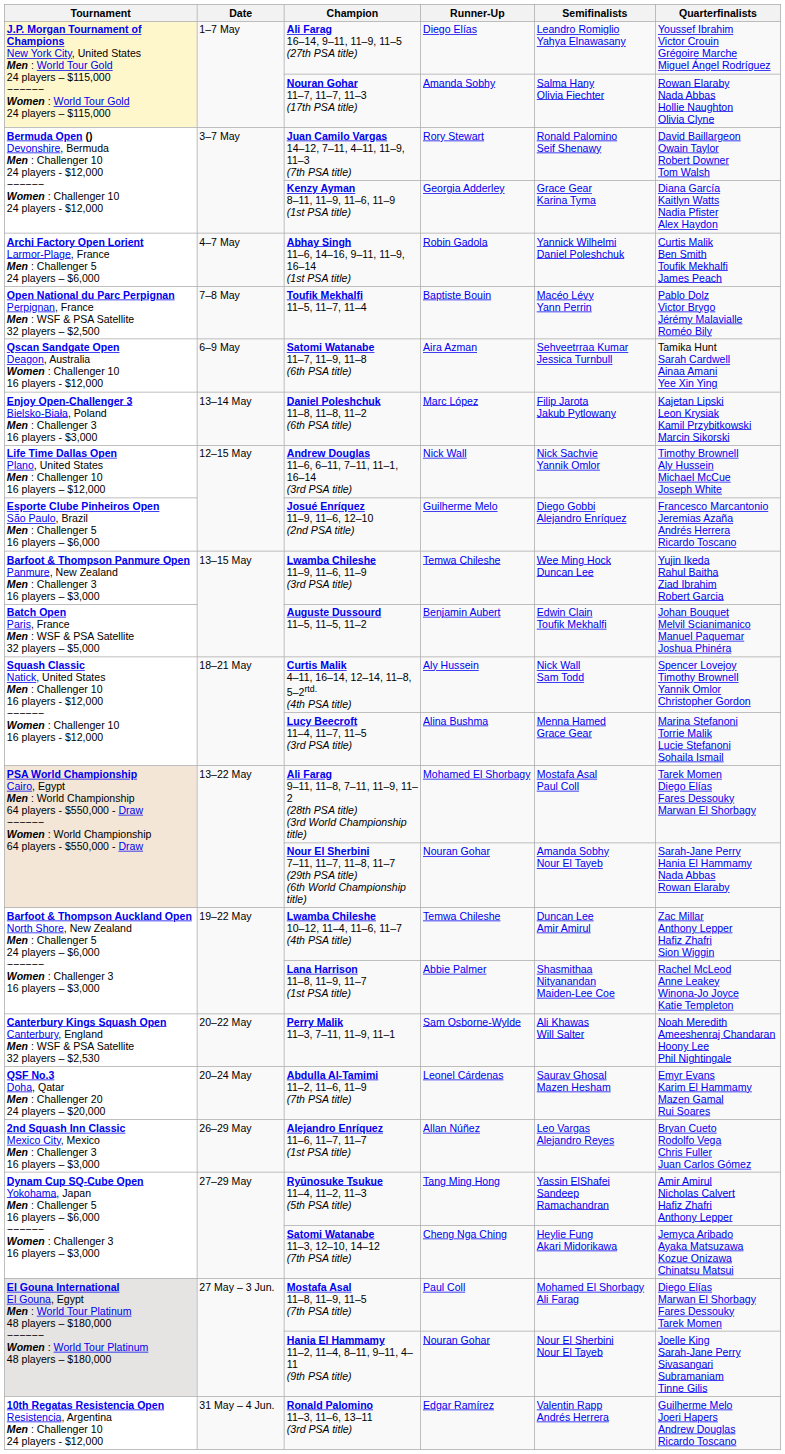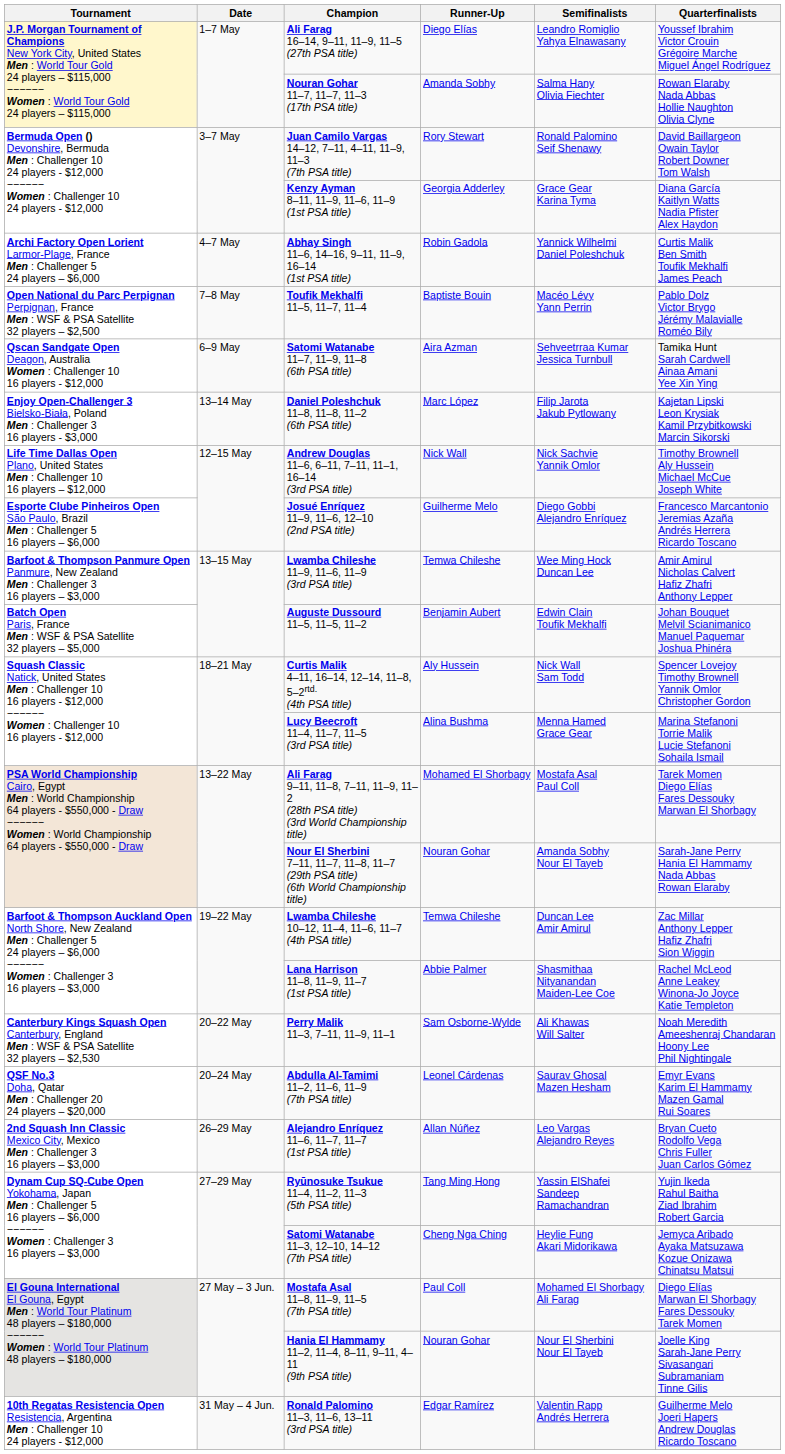(691, 578) Yujin Ikeda Rahul Baitha Ziad Ibrahim Robert Garcia -> (696, 578) Amir Amirul Nicholas Calvert Hafiz Zhafri Anthony Lepper
(696, 1199) Amir Amirul Nicholas Calvert Hafiz Zhafri Anthony Lepper -> (691, 1199) Yujin Ikeda Rahul Baitha Ziad Ibrahim Robert Garcia
